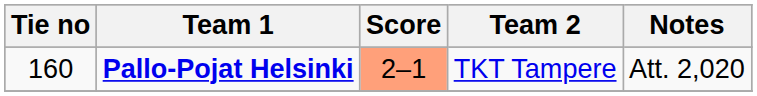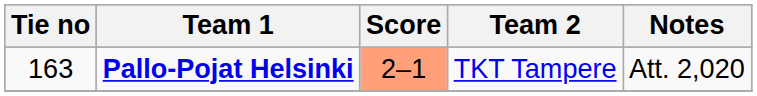(51, 68) 160 -> (51, 68) 163
